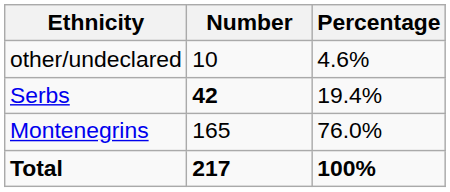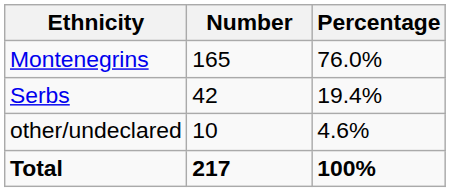rows swapped: (79, 131) <-> (96, 58)
(205, 95) bold -> (205, 95) normal
